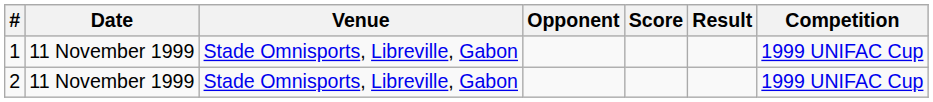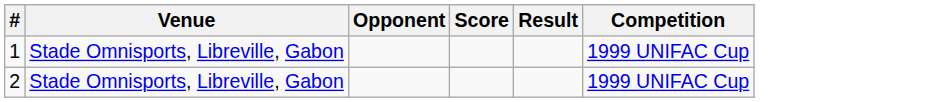- column: (112, 21)
